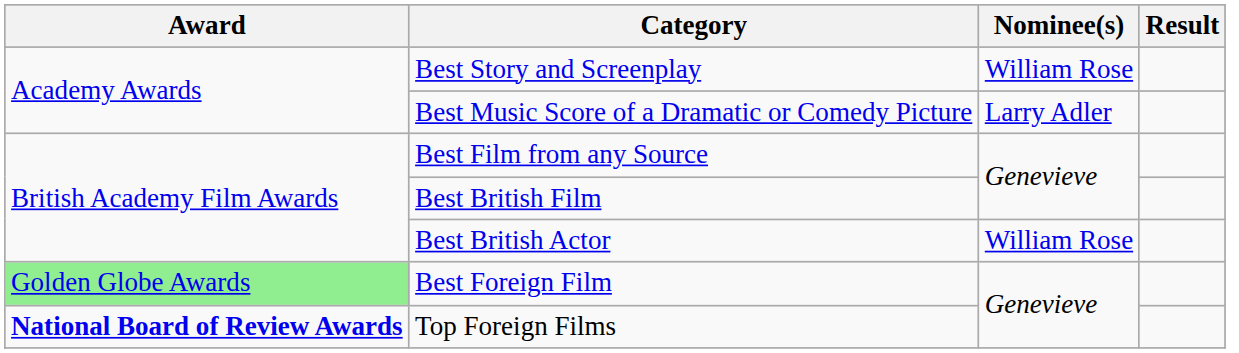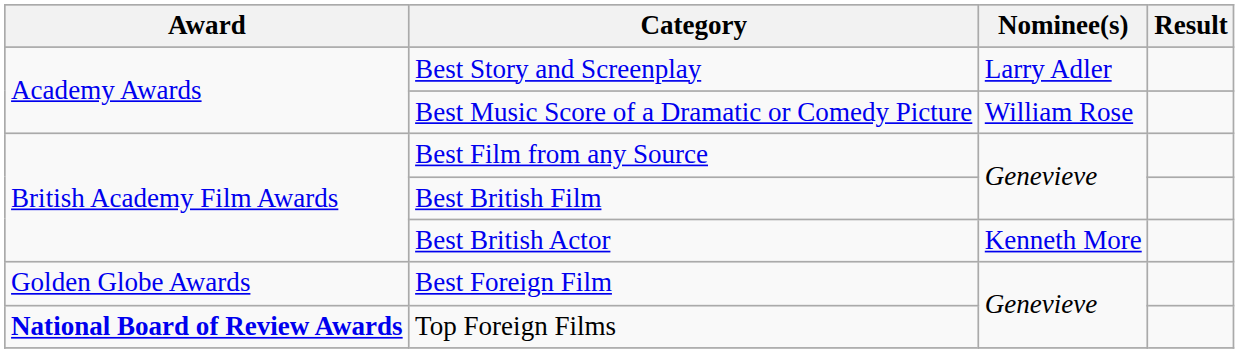(1059, 68) William Rose -> (1048, 68) Larry Adler
(1048, 111) Larry Adler -> (1059, 111) William Rose
(1059, 240) William Rose -> (1063, 240) Kenneth More
(131, 283) lightgreen background -> (131, 283) no background
